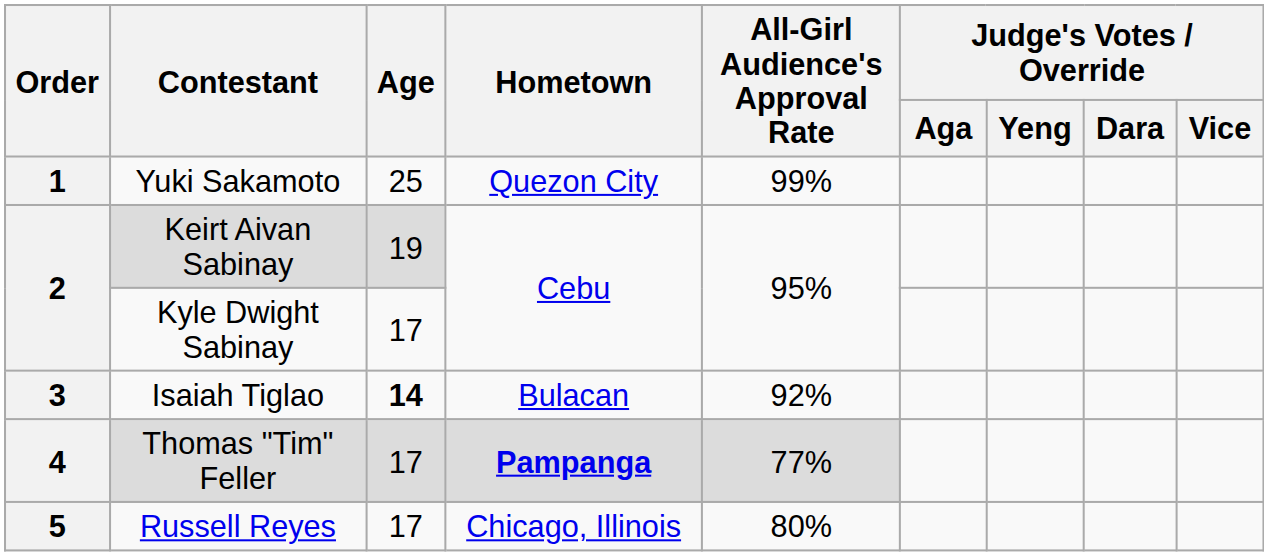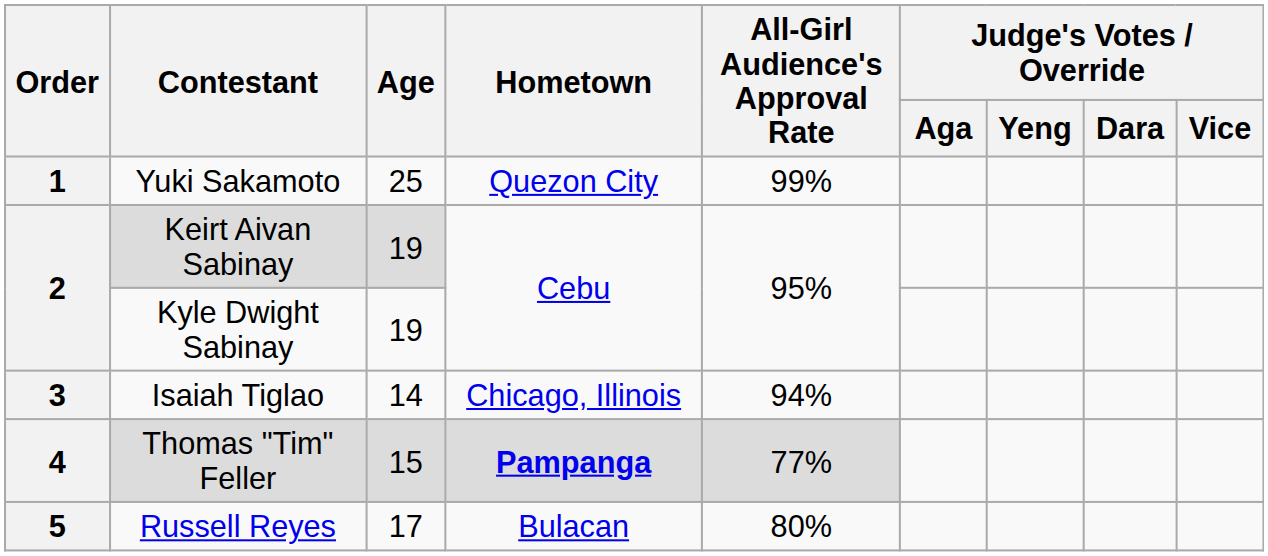(406, 330) 17 -> (406, 330) 19
(406, 396) bold -> (406, 396) normal
(574, 396) Bulacan -> (574, 396) Chicago, Illinois
(801, 396) 92% -> (801, 396) 94%
(406, 461) 17 -> (406, 461) 15
(574, 527) Chicago, Illinois -> (574, 527) Bulacan
